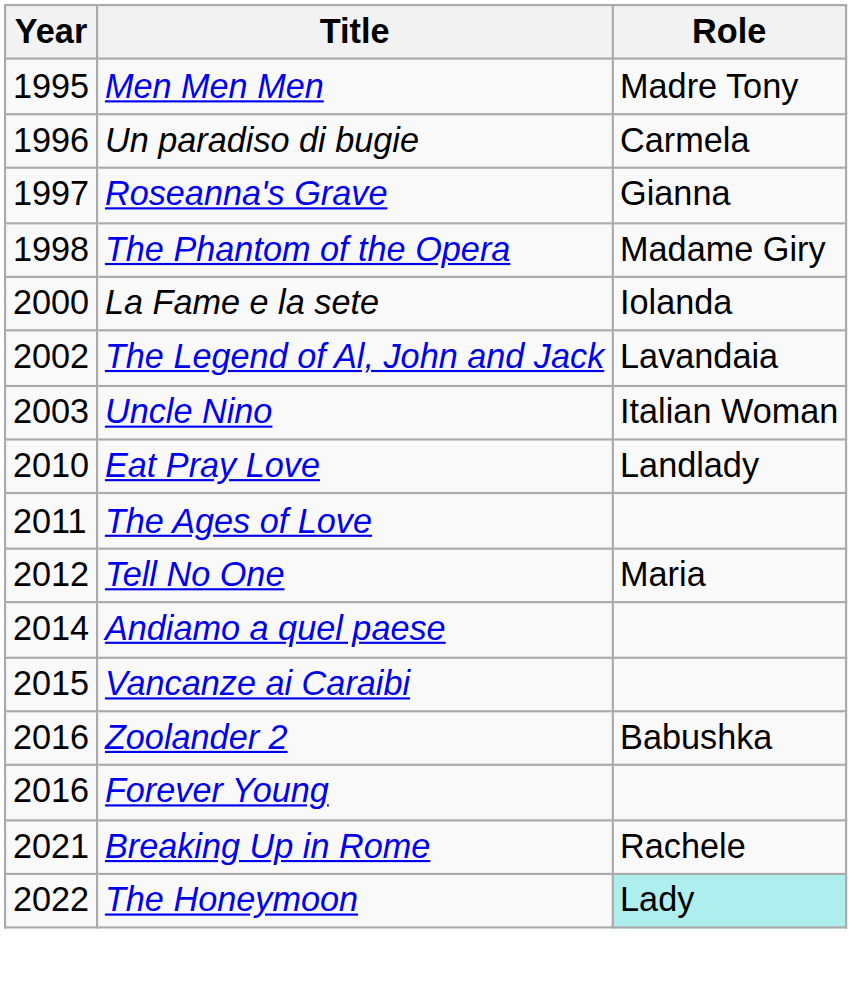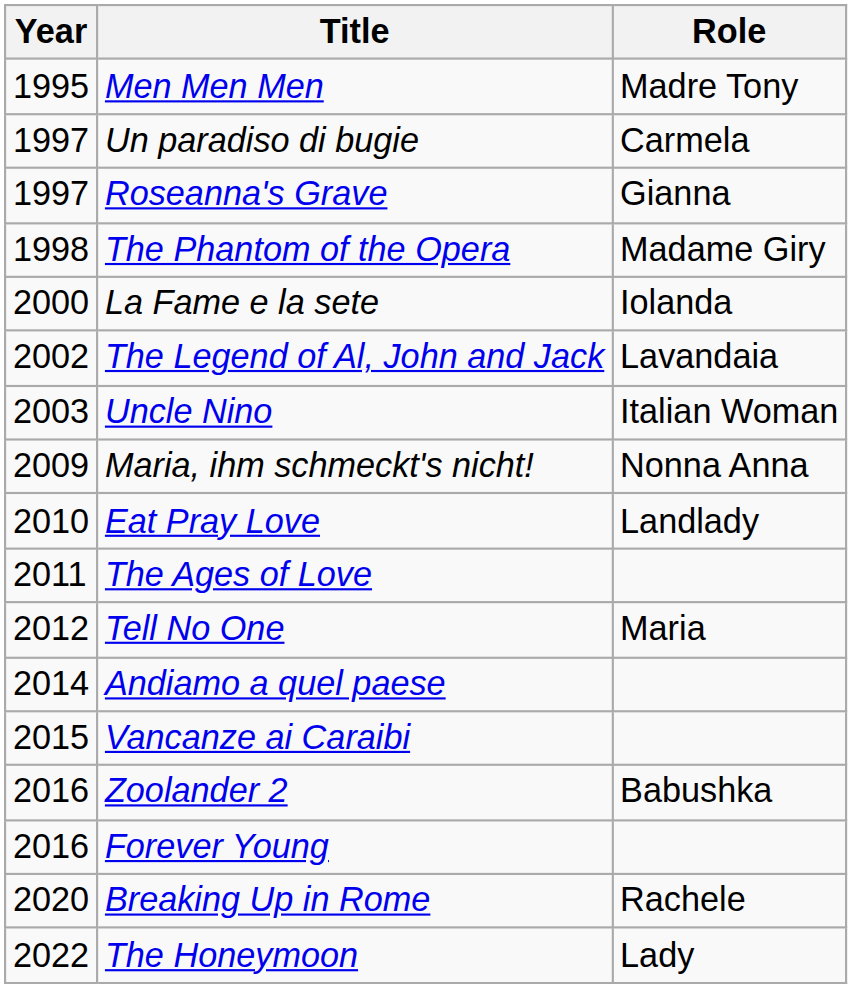(51, 140) 1996 -> (51, 140) 1997
+ row: (319, 466)
(51, 846) 2021 -> (51, 900) 2020
(657, 900) paleturquoise background -> (657, 954) no background
